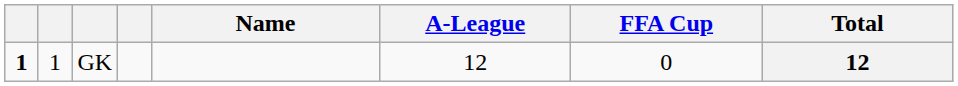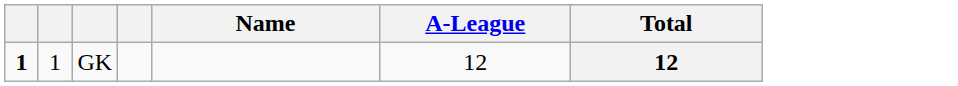- column: (666, 23)
